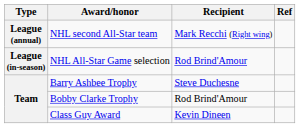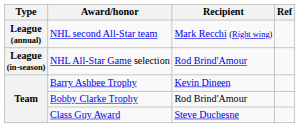(207, 83) Steve Duchesne -> (203, 83) Kevin Dineen
(203, 115) Kevin Dineen -> (207, 115) Steve Duchesne
